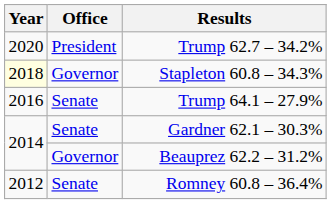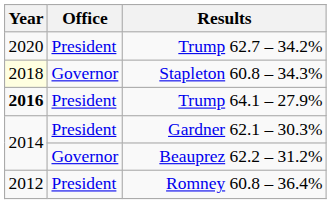(26, 101) normal -> (26, 101) bold
(75, 101) Senate -> (84, 101) President
(75, 128) Senate -> (84, 128) President
(75, 184) Senate -> (84, 184) President
